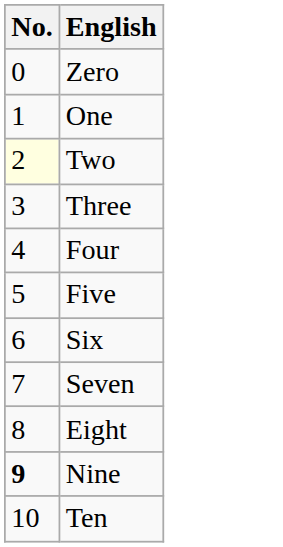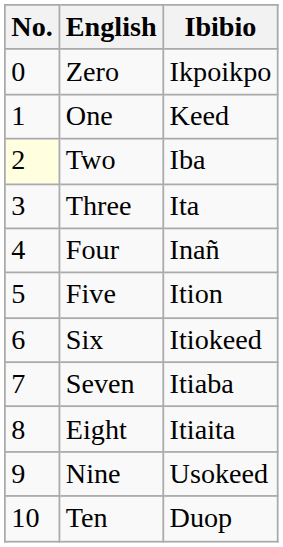+ column: (220, 26)
(18, 473) bold -> (18, 473) normal
